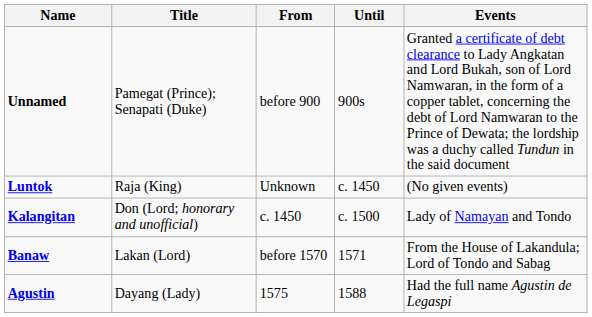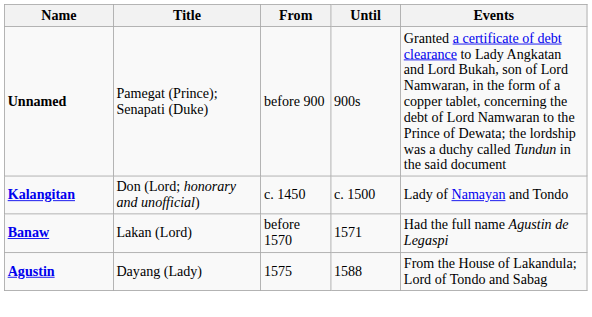- row: (30, 187)
(493, 255) From the House of Lakandula; Lord of Tondo and Sabag -> (486, 233) Had the full name Agustin de Legaspi
(489, 293) Had the full name Agustin de Legaspi -> (490, 271) From the House of Lakandula; Lord of Tondo and Sabag
